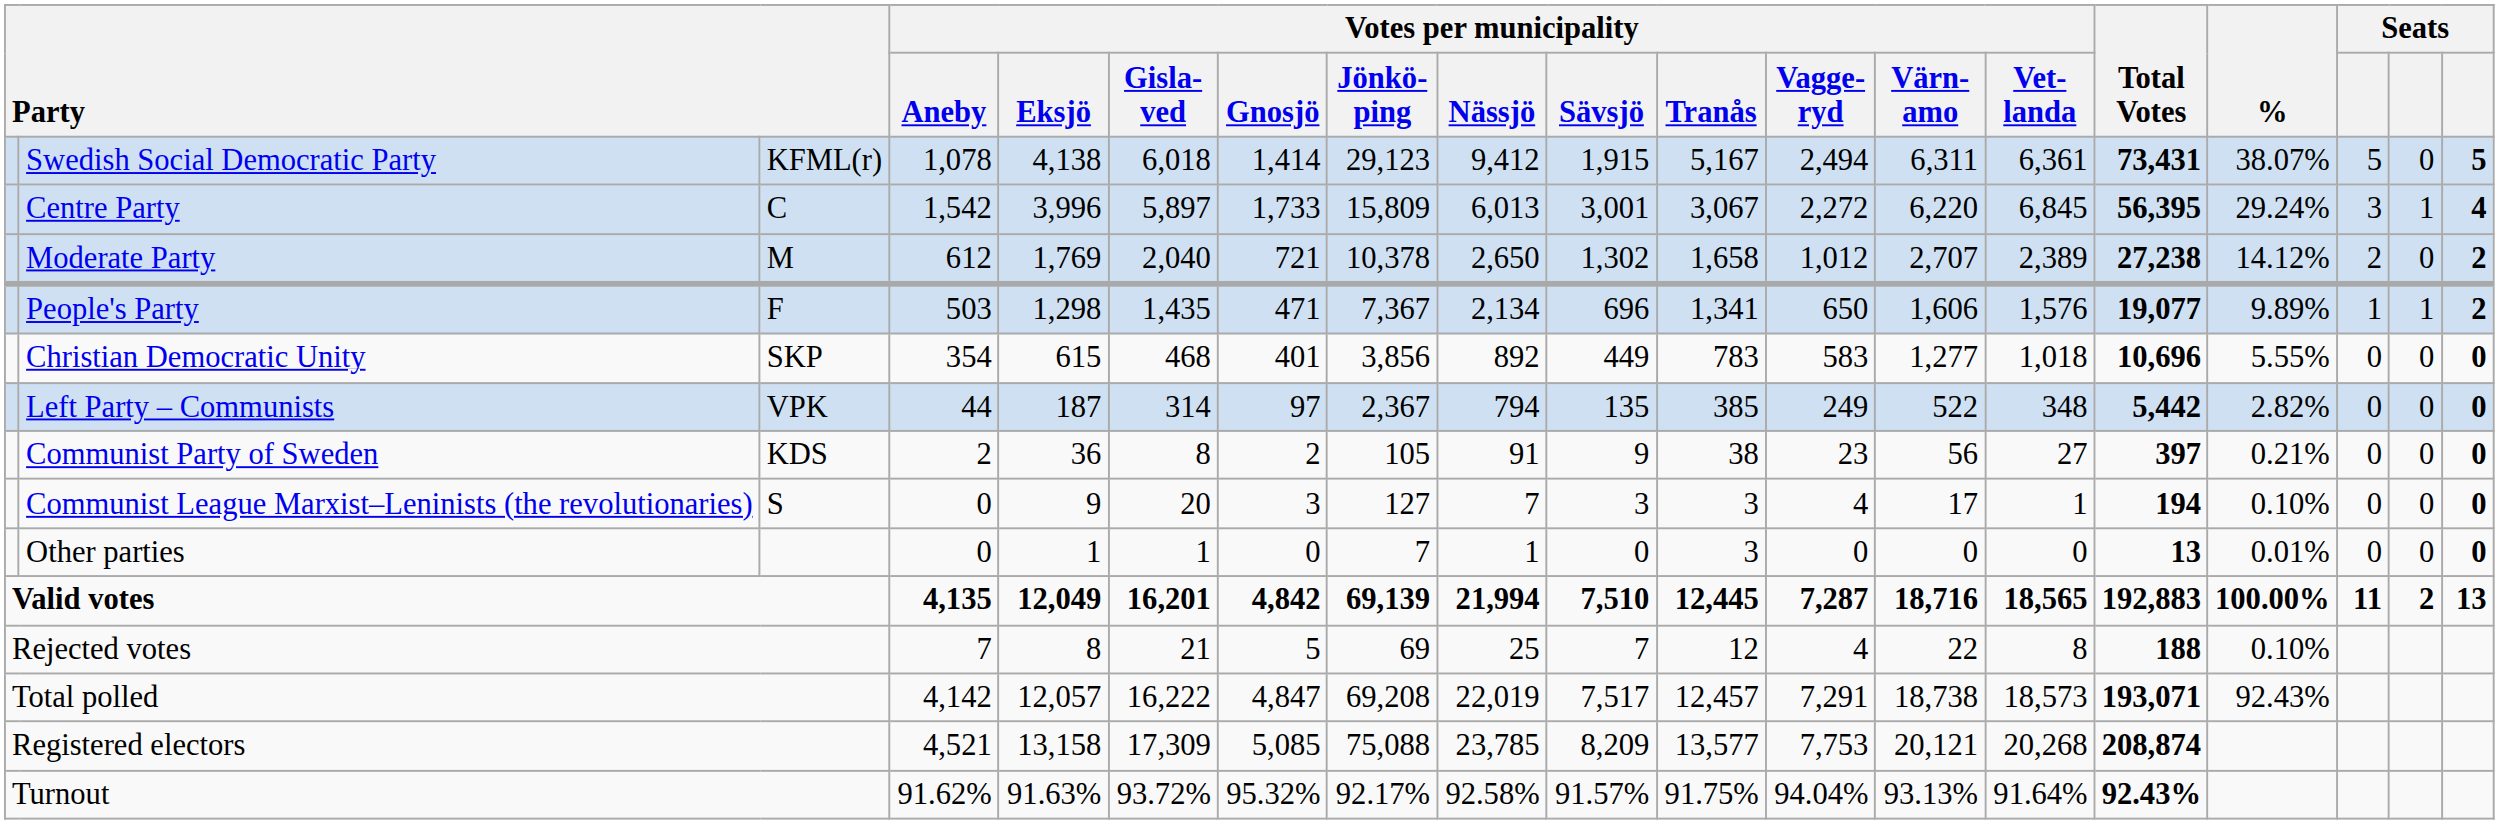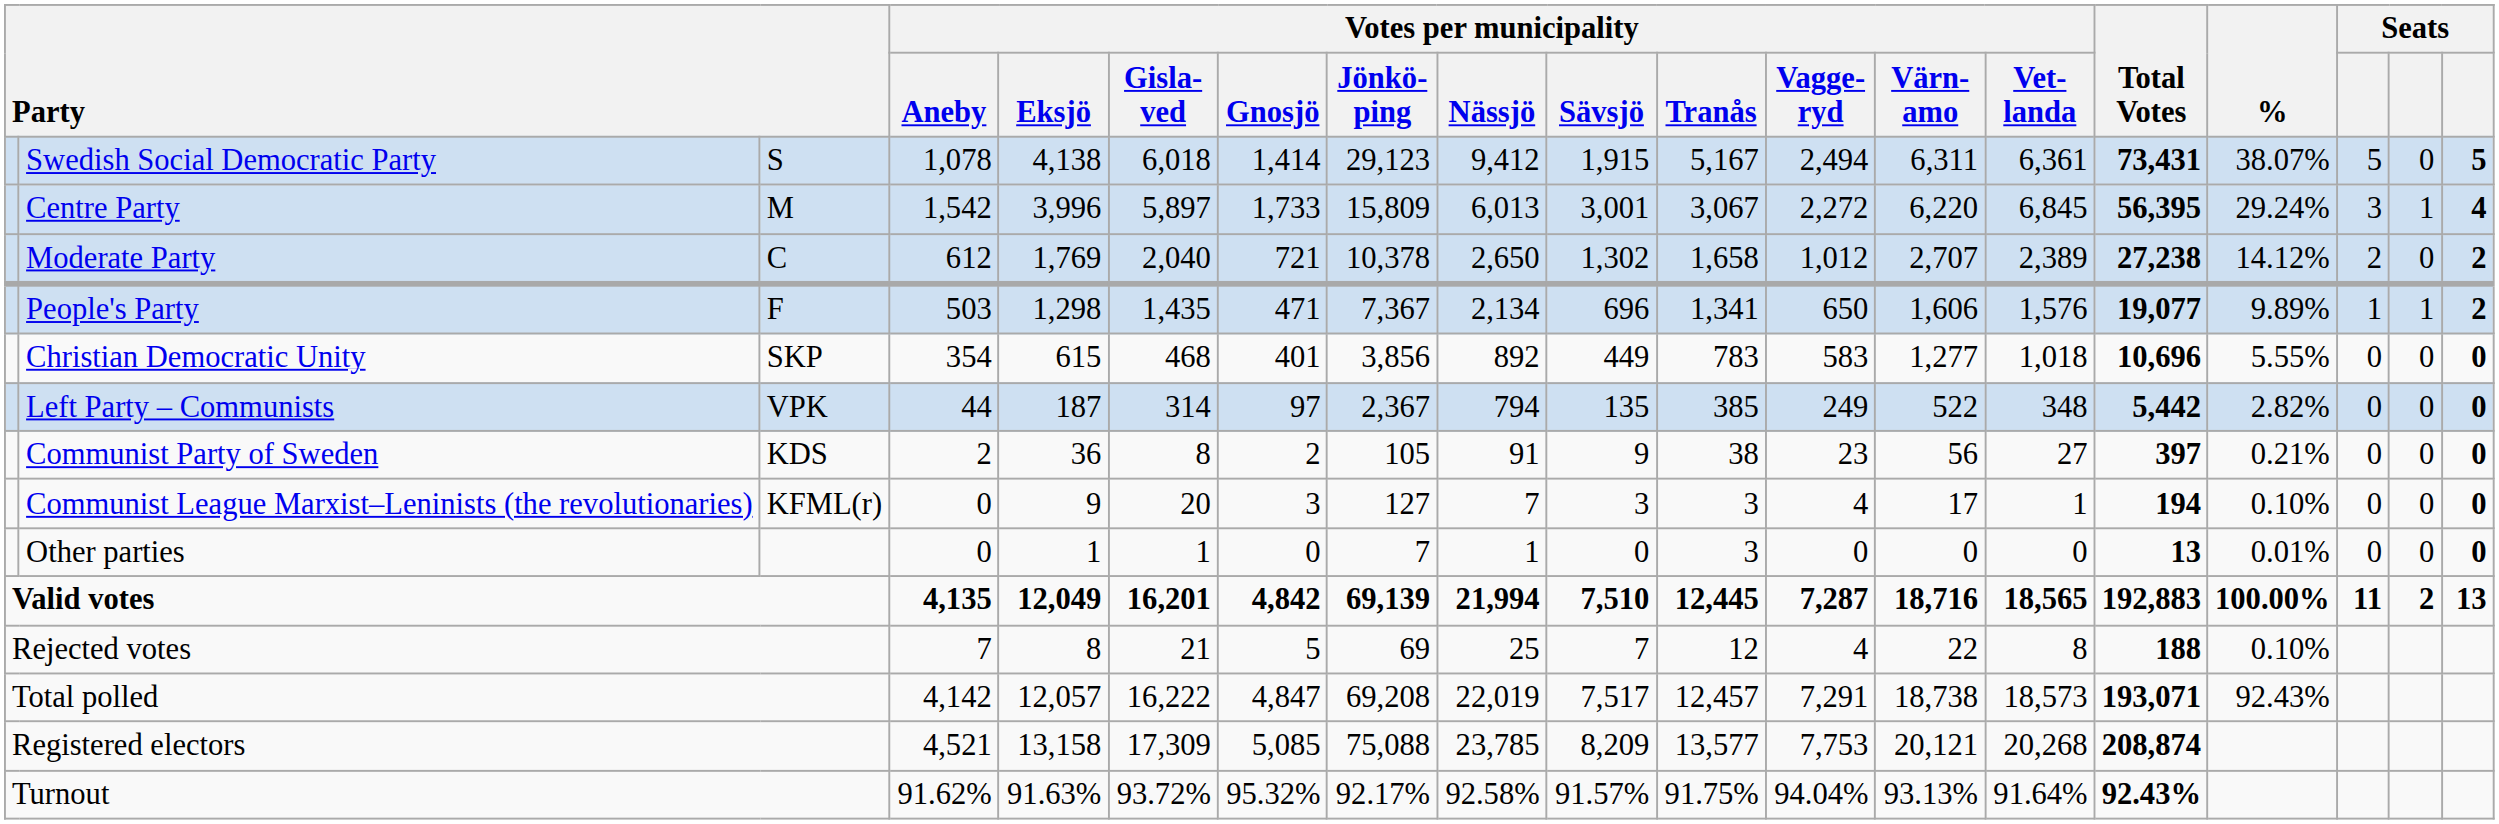(824, 160) KFML(r) -> (775, 160) S
(777, 208) C -> (780, 208) M
(780, 256) M -> (777, 256) C
(775, 503) S -> (824, 503) KFML(r)
